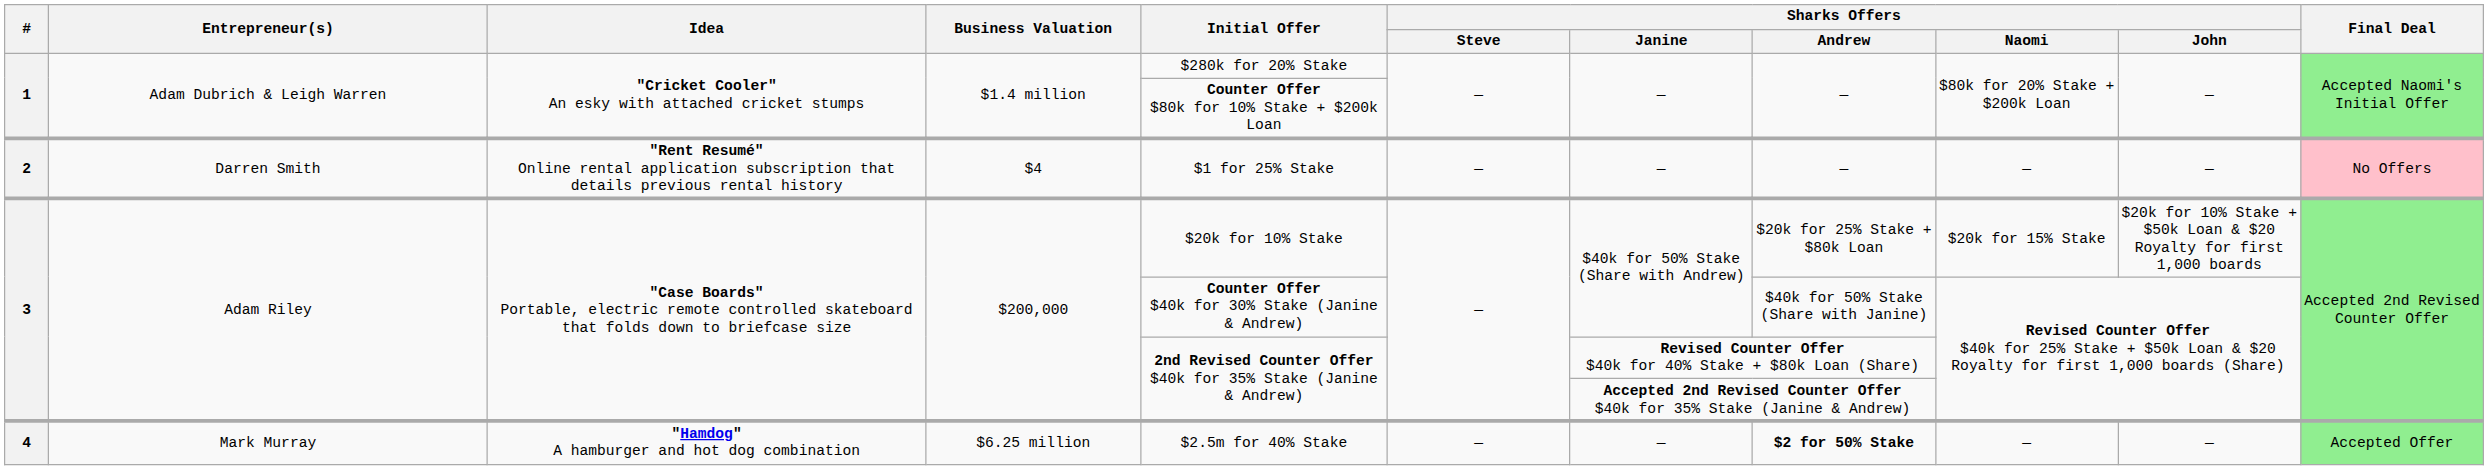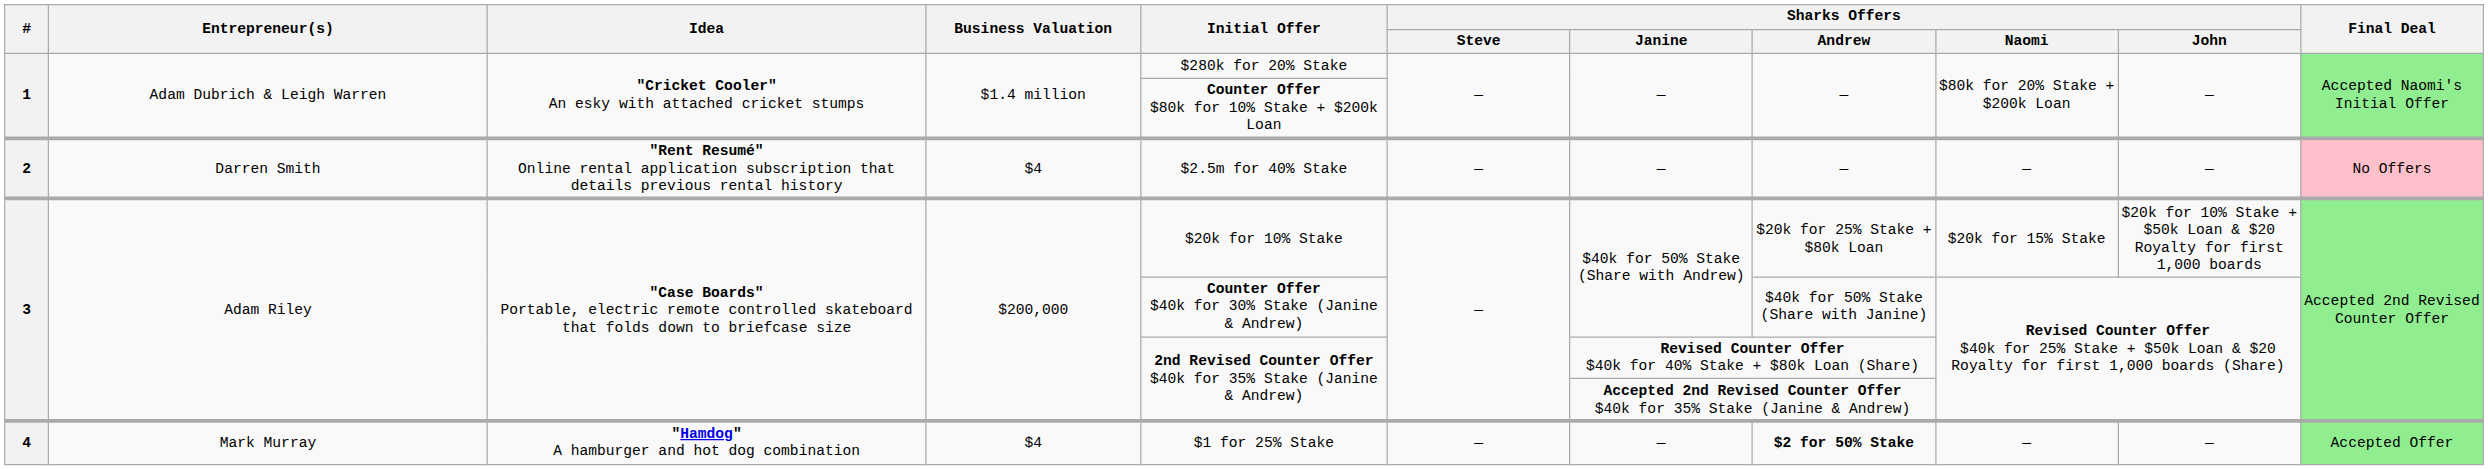(1264, 169) $1 for 25% Stake -> (1264, 169) $2.5m for 40% Stake
(1033, 443) $6.25 million -> (1033, 443) $4
(1264, 443) $2.5m for 40% Stake -> (1264, 443) $1 for 25% Stake
